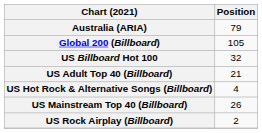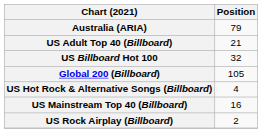rows swapped: (109, 43) <-> (109, 74)
(236, 105) 26 -> (236, 105) 16
